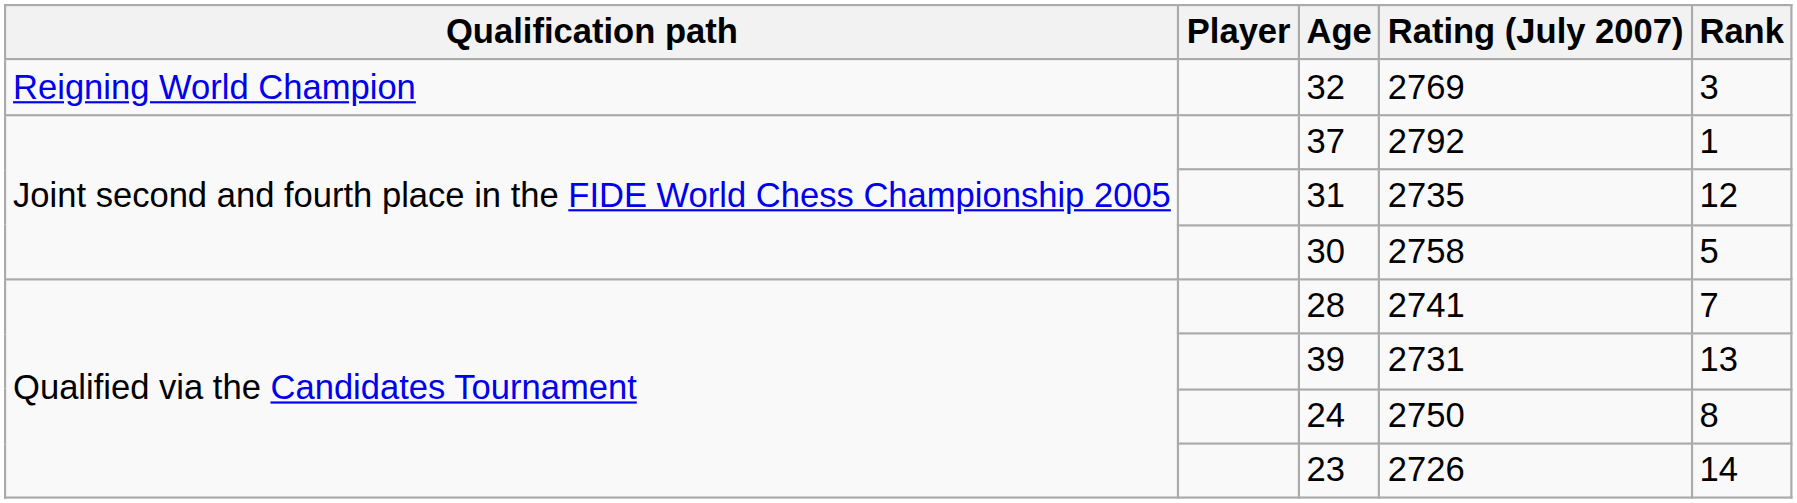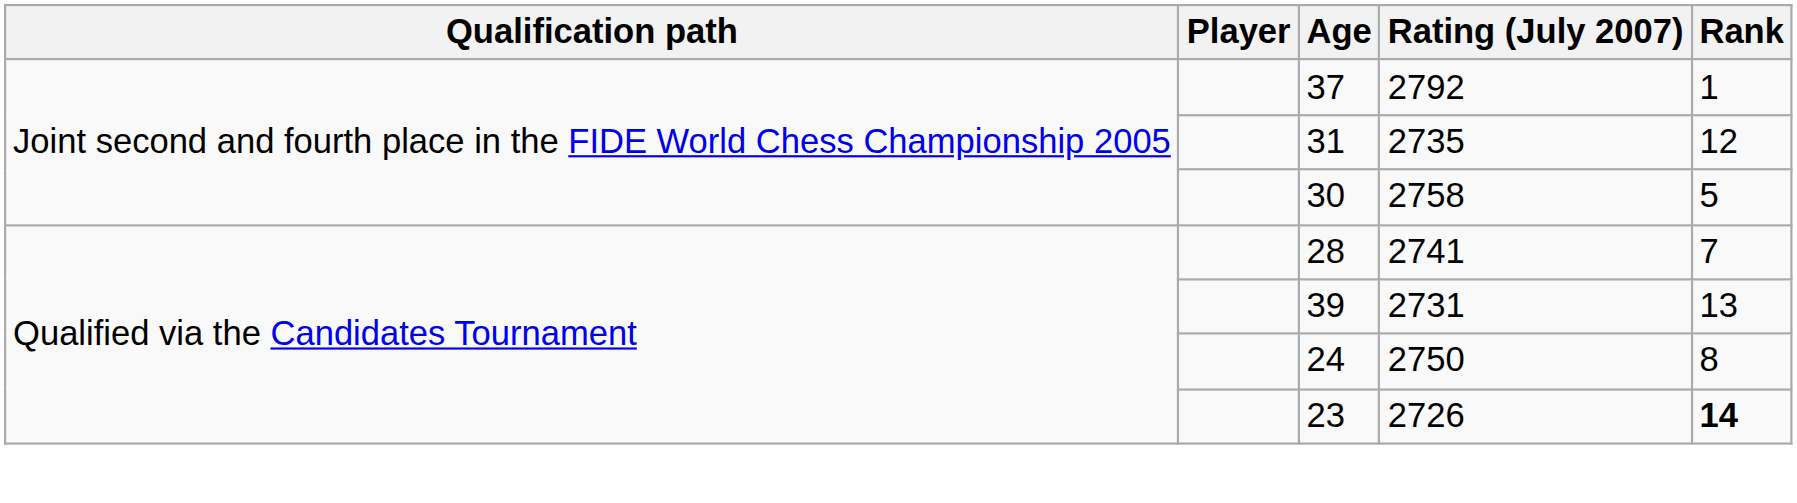- row: (1326, 86)
(1719, 470) normal -> (1719, 415) bold
